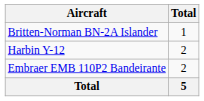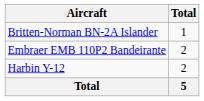rows swapped: (87, 68) <-> (36, 50)
